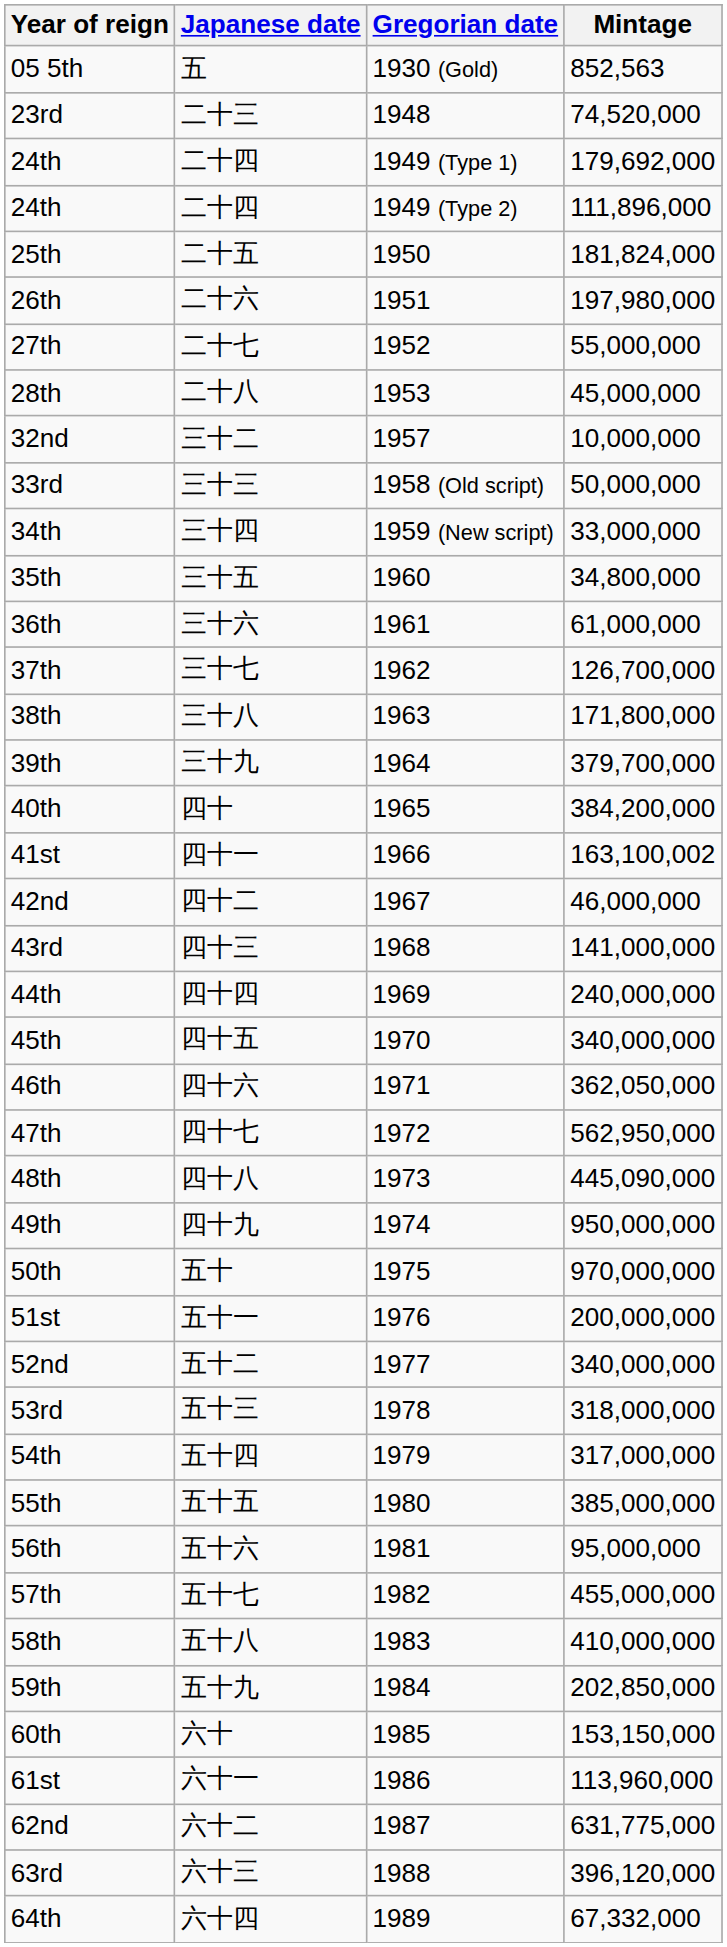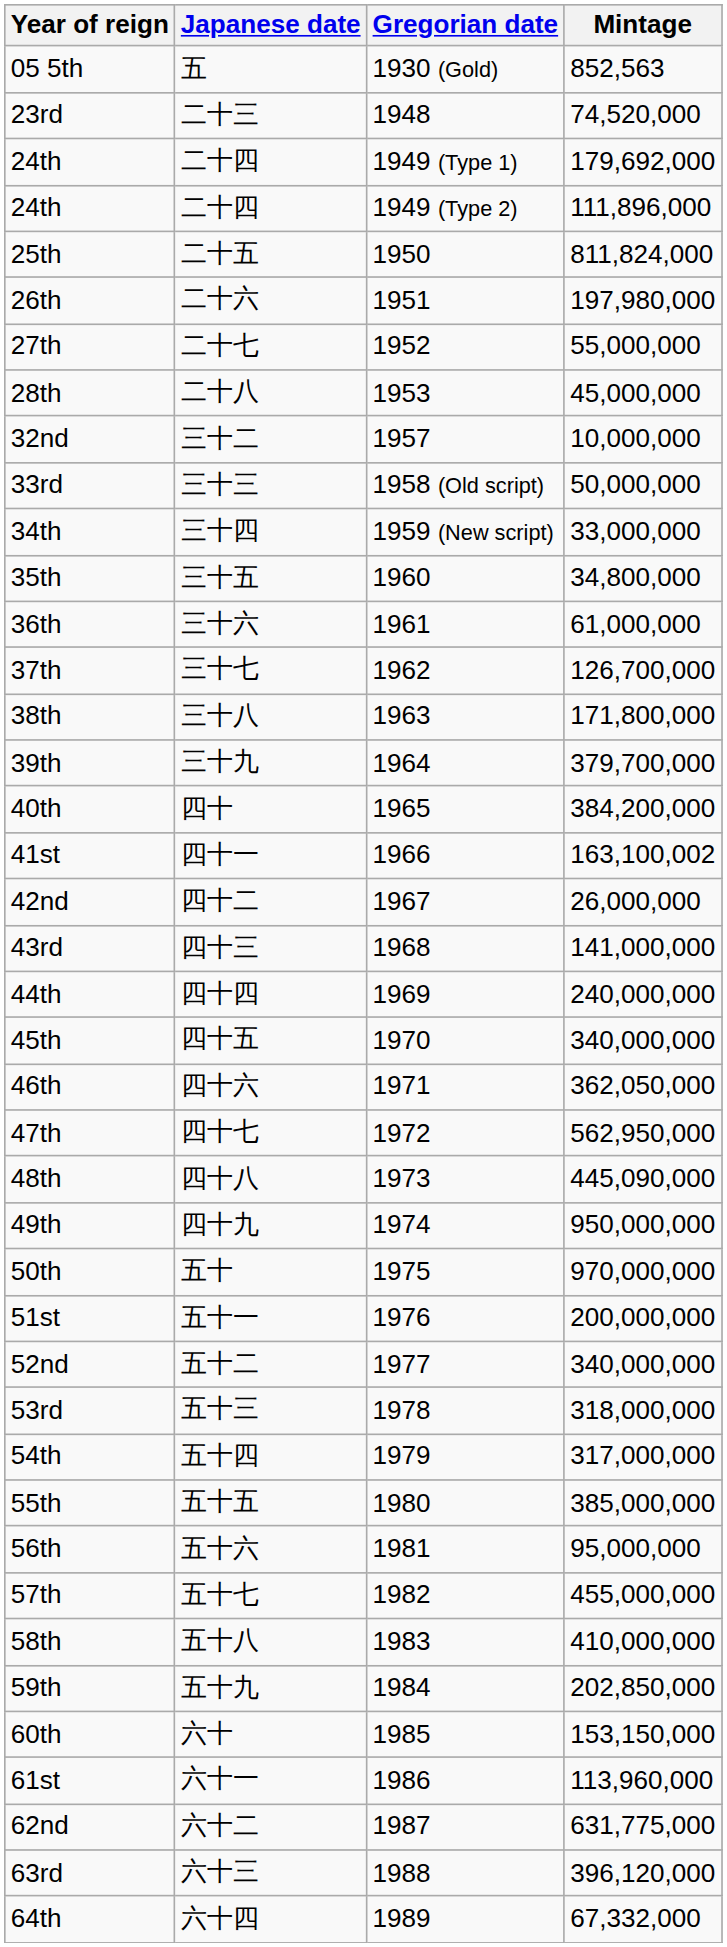(643, 253) 181,824,000 -> (642, 253) 811,824,000
(635, 901) 46,000,000 -> (635, 901) 26,000,000
